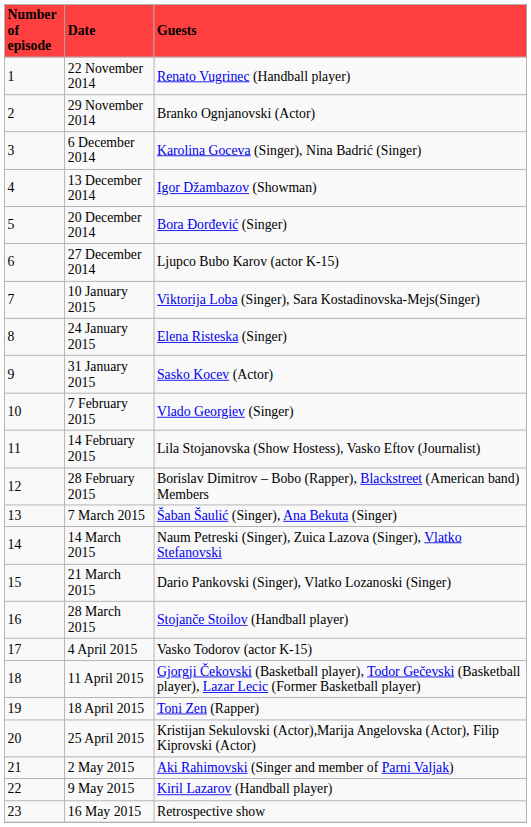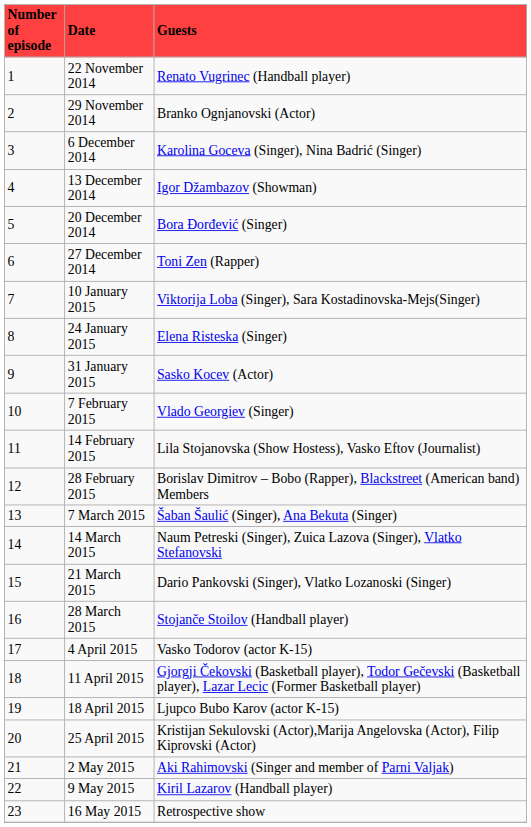(248, 262) Ljupco Bubo Karov (actor K-15) -> (208, 262) Toni Zen (Rapper)
(208, 708) Toni Zen (Rapper) -> (248, 708) Ljupco Bubo Karov (actor K-15)
